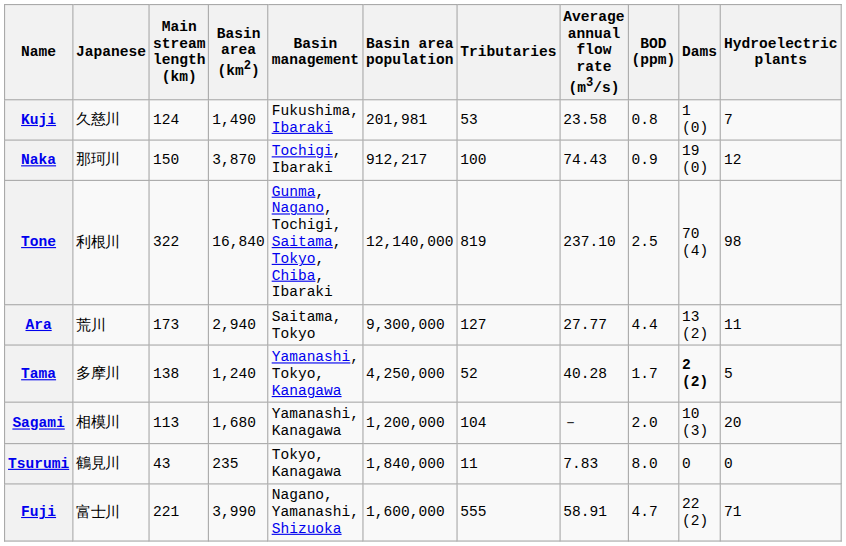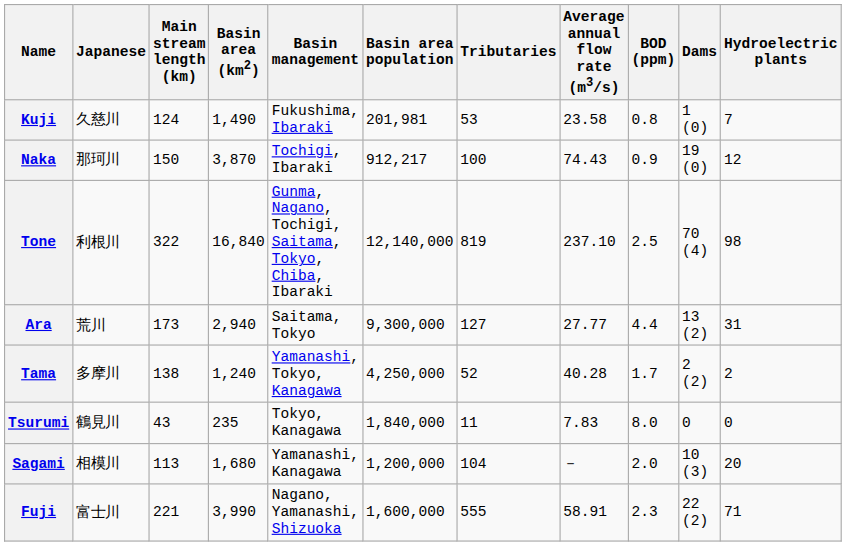(733, 325) 11 -> (733, 325) 31
(695, 374) bold -> (695, 374) normal
(728, 374) 5 -> (728, 374) 2
rows swapped: (39, 463) <-> (39, 423)
(645, 512) 4.7 -> (645, 512) 2.3
